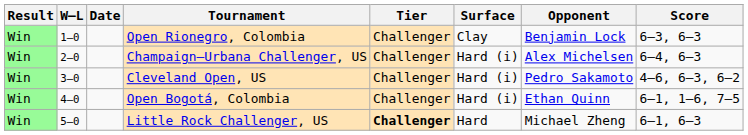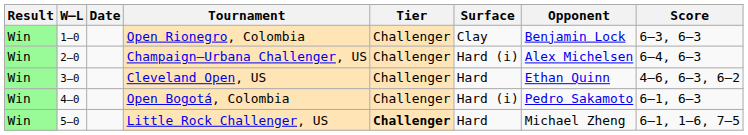(488, 78) Hard (i) -> (472, 78) Hard
(579, 78) Pedro Sakamoto -> (567, 78) Ethan Quinn
(567, 99) Ethan Quinn -> (579, 99) Pedro Sakamoto
(690, 99) 6–1, 1–6, 7–5 -> (670, 99) 6–1, 6–3
(670, 120) 6–1, 6–3 -> (690, 120) 6–1, 1–6, 7–5
